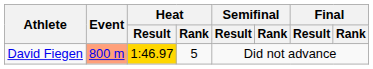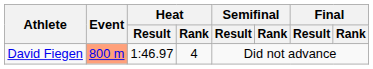(152, 54) gold background -> (152, 54) no background
(194, 54) 5 -> (194, 54) 4
